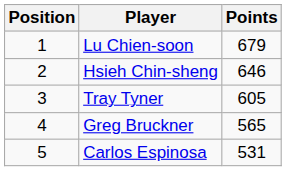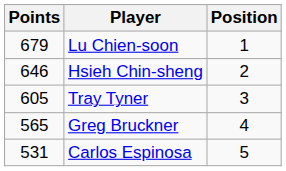columns swapped: (42, 17) <-> (252, 17)
